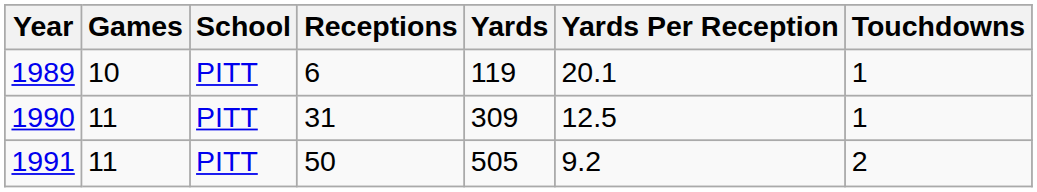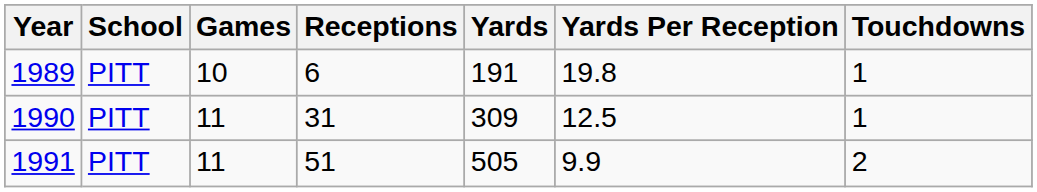columns swapped: (244, 27) <-> (135, 27)
(494, 72) 119 -> (495, 72) 191
(589, 72) 20.1 -> (589, 72) 19.8
(320, 162) 50 -> (320, 162) 51
(581, 162) 9.2 -> (581, 162) 9.9
